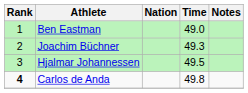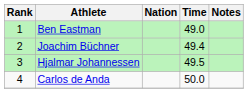(194, 46) 49.3 -> (194, 46) 49.4
(20, 79) bold -> (20, 79) normal
(194, 79) 49.8 -> (194, 79) 50.0
